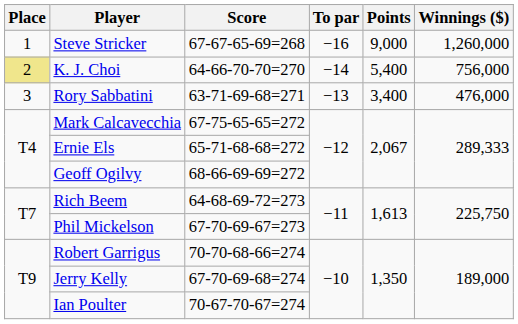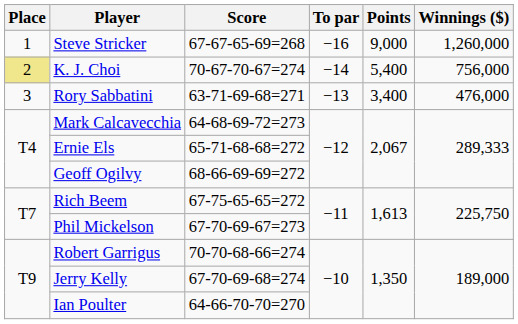(247, 69) 64-66-70-70=270 -> (247, 69) 70-67-70-67=274
(247, 122) 67-75-65-65=272 -> (247, 122) 64-68-69-72=273
(247, 200) 64-68-69-72=273 -> (247, 200) 67-75-65-65=272
(247, 305) 70-67-70-67=274 -> (247, 305) 64-66-70-70=270
